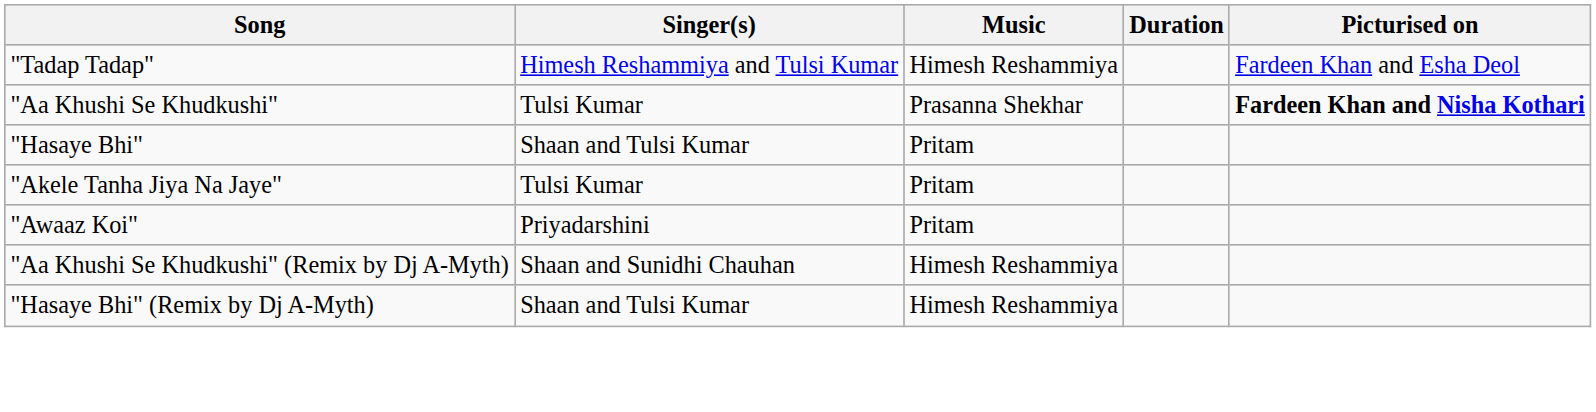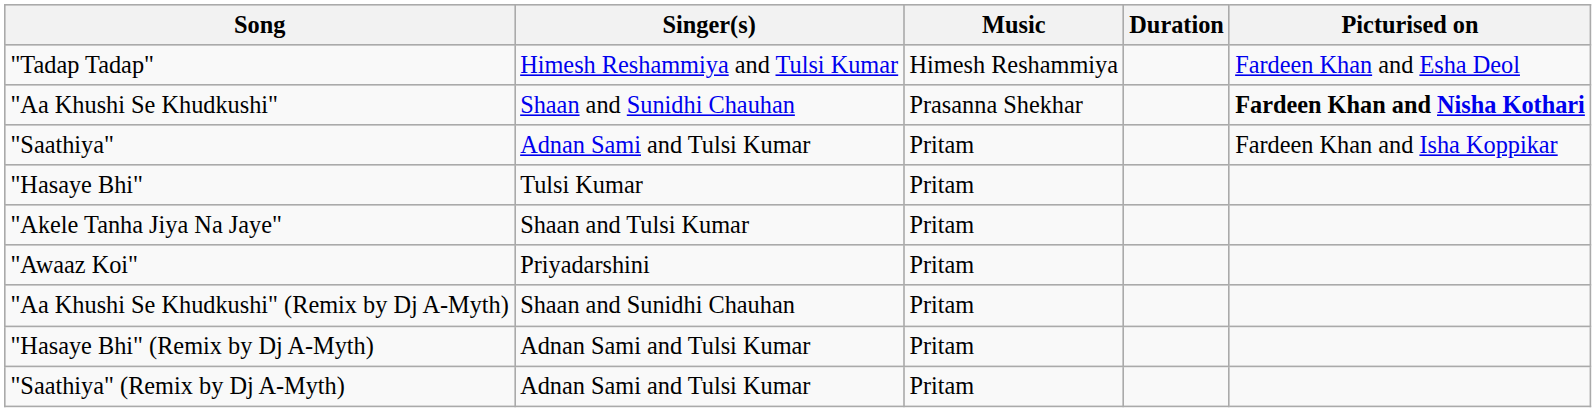(581, 104) Tulsi Kumar -> (658, 104) Shaan and Sunidhi Chauhan
+ row: (62, 145)
(635, 145) Shaan and Tulsi Kumar -> (581, 185) Tulsi Kumar
(581, 185) Tulsi Kumar -> (635, 225) Shaan and Tulsi Kumar
(1014, 265) Himesh Reshammiya -> (942, 305) Pritam
(635, 305) Shaan and Tulsi Kumar -> (665, 345) Adnan Sami and Tulsi Kumar
(1014, 305) Himesh Reshammiya -> (942, 345) Pritam
+ row: (178, 385)
